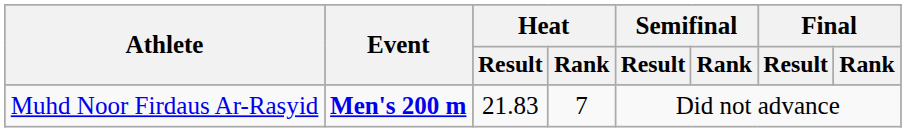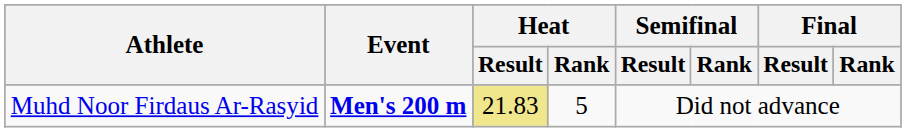(510, 105) no background -> (510, 105) khaki background
(582, 105) 7 -> (582, 105) 5
